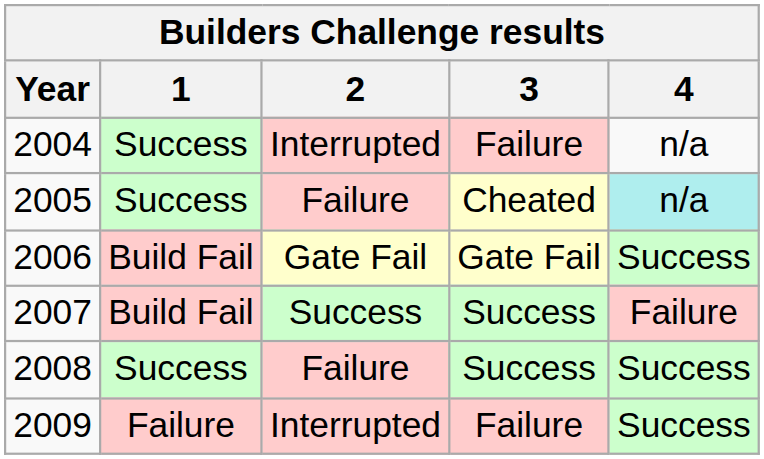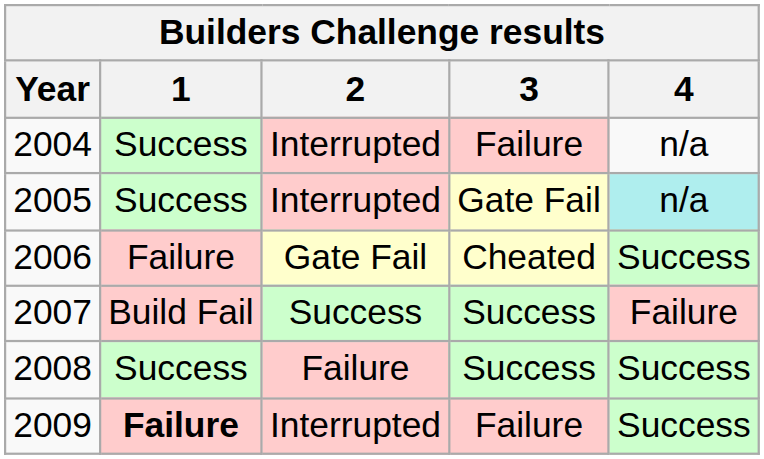(355, 200) Failure -> (355, 200) Interrupted
(529, 200) Cheated -> (529, 200) Gate Fail
(181, 256) Build Fail -> (181, 256) Failure
(529, 256) Gate Fail -> (529, 256) Cheated
(181, 425) normal -> (181, 425) bold
